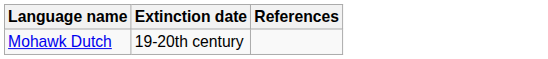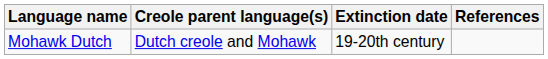+ column: (231, 16)
